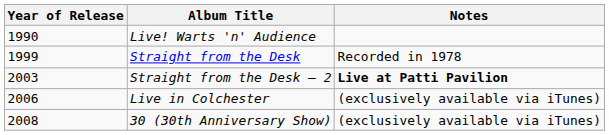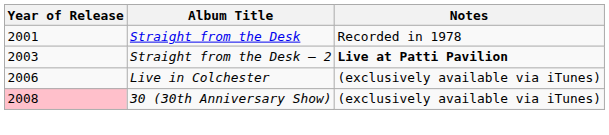- row: (223, 36)
(23, 57) 1999 -> (23, 36) 2001
(23, 120) no background -> (23, 99) pink background
